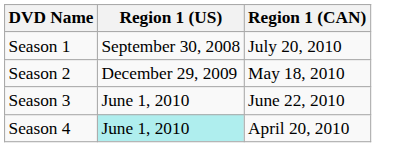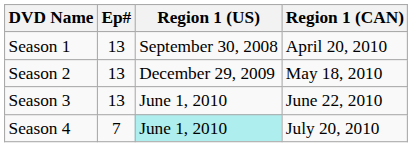+ column: (116, 18)
(295, 45) July 20, 2010 -> (336, 45) April 20, 2010
(299, 127) April 20, 2010 -> (333, 127) July 20, 2010
